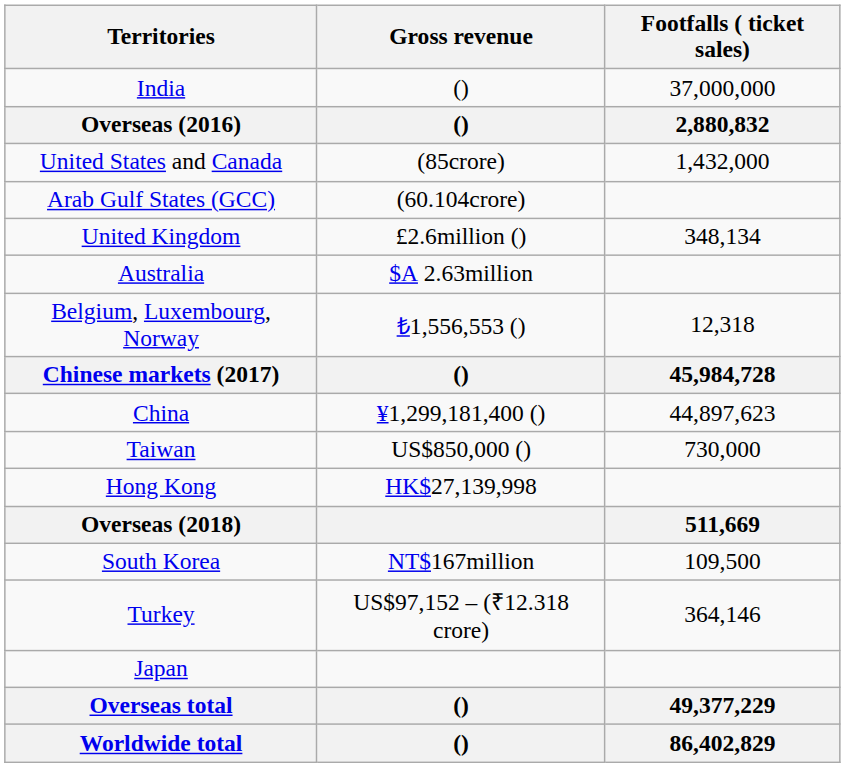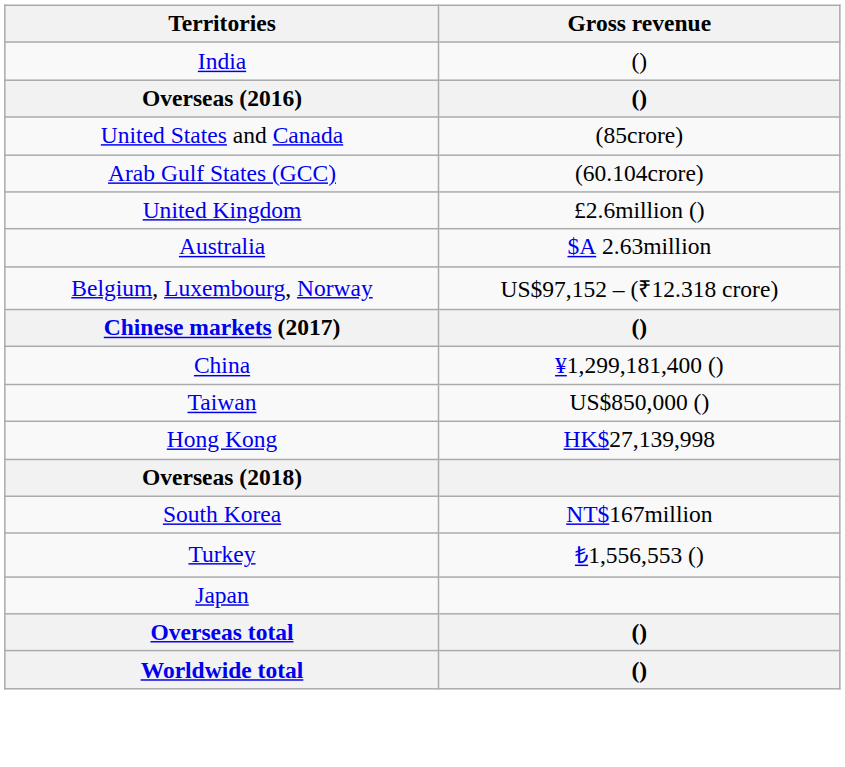- column: (723, 36)
(461, 325) ₺1,556,553 () -> (639, 289) US$97,152 – (₹12.318 crore)
(461, 617) US$97,152 – (₹12.318 crore) -> (639, 556) ₺1,556,553 ()
